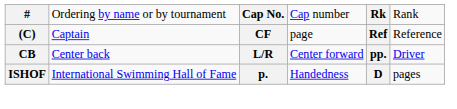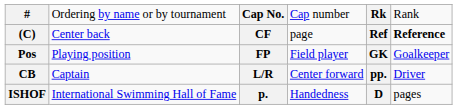(70, 34) Captain -> (81, 34) Center back
(417, 34) normal -> (419, 34) bold
+ row: (27, 54)
(81, 54) Center back -> (70, 74) Captain
